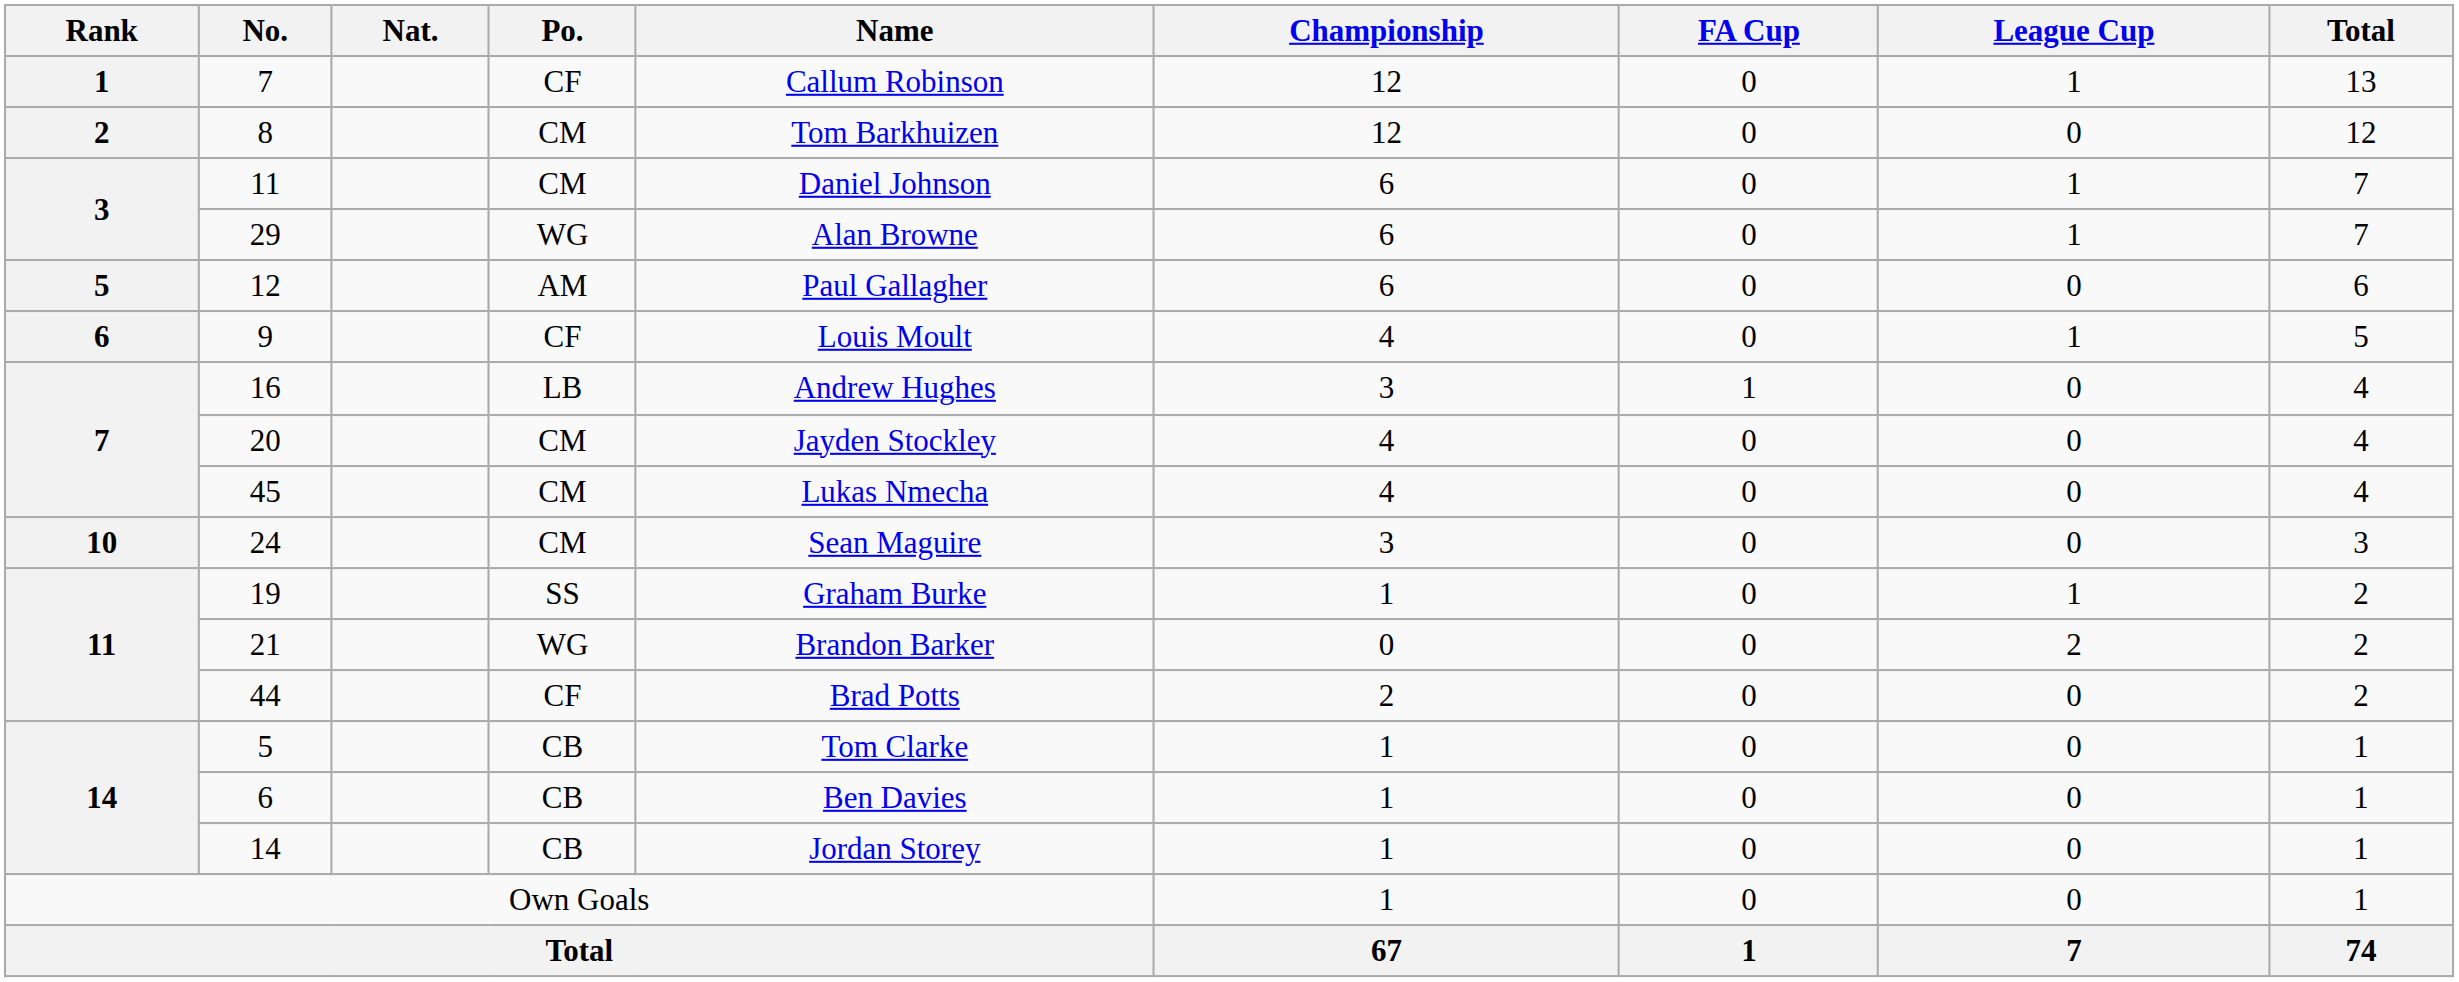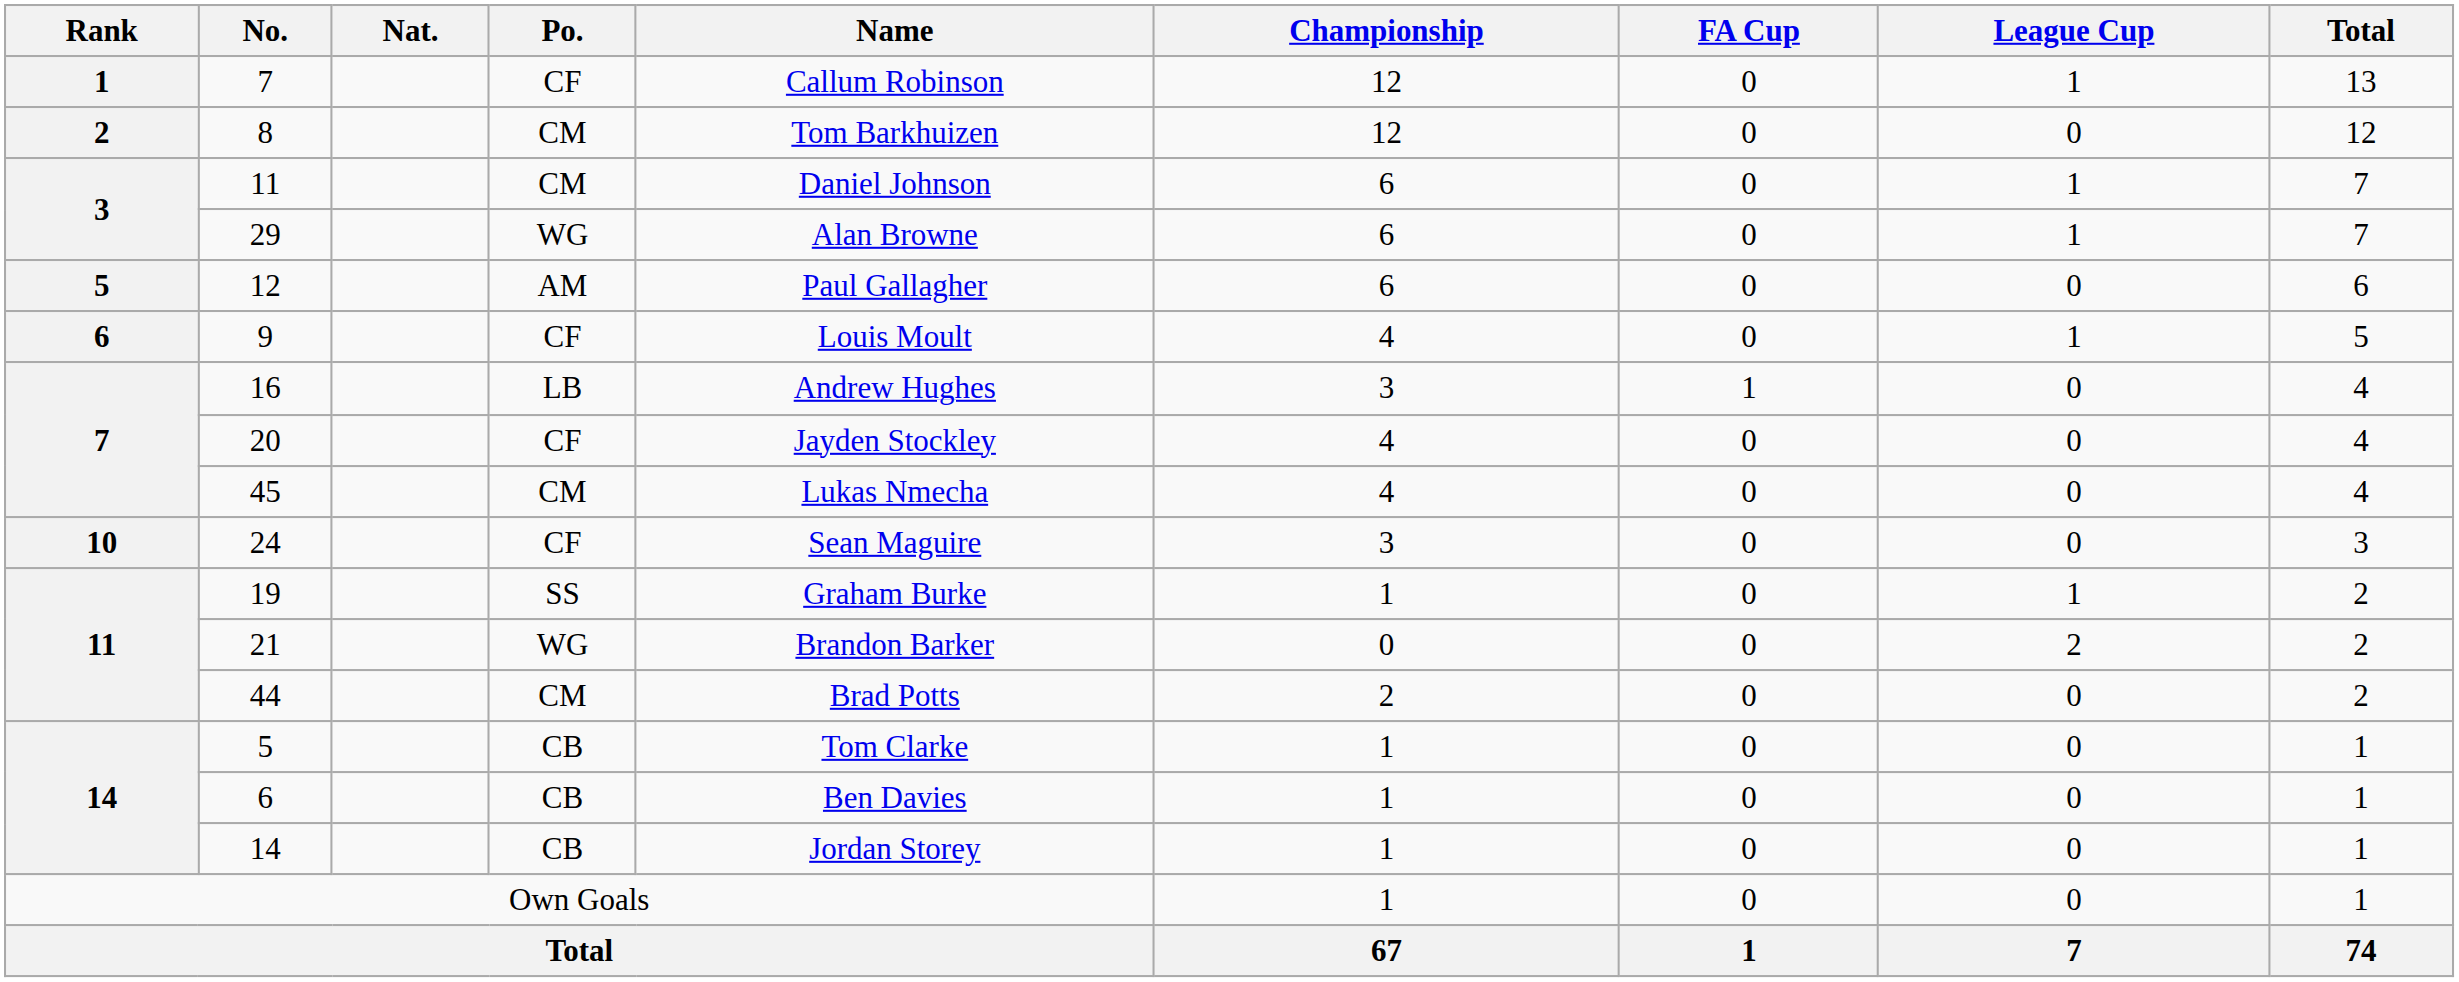(562, 439) CM -> (562, 439) CF
(562, 541) CM -> (562, 541) CF
(562, 694) CF -> (562, 694) CM
